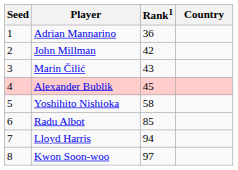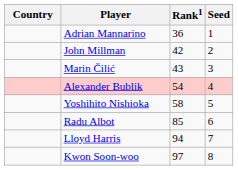columns swapped: (204, 14) <-> (18, 14)
(148, 86) 45 -> (178, 86) 54
